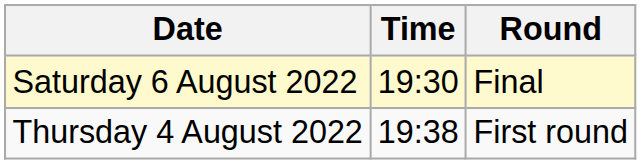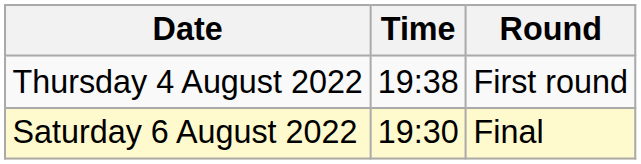rows swapped: (188, 132) <-> (185, 81)
